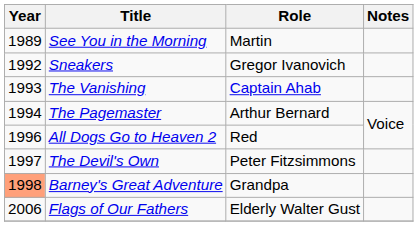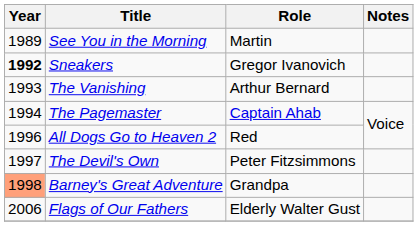(25, 64) normal -> (25, 64) bold
(275, 88) Captain Ahab -> (279, 88) Arthur Bernard
(279, 112) Arthur Bernard -> (275, 112) Captain Ahab
